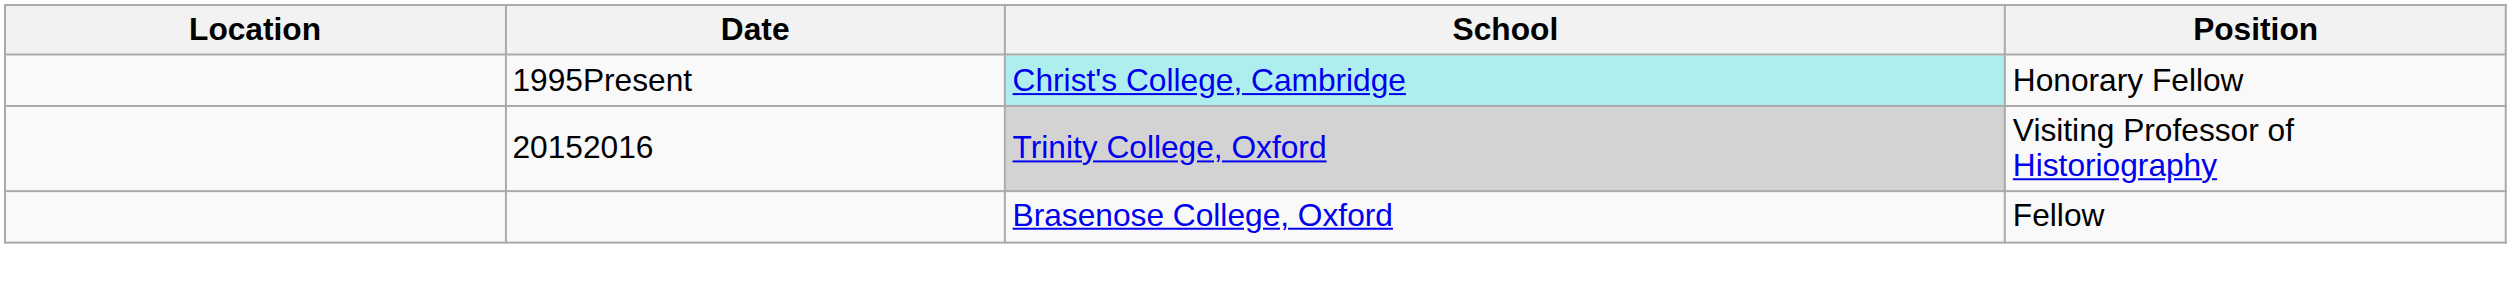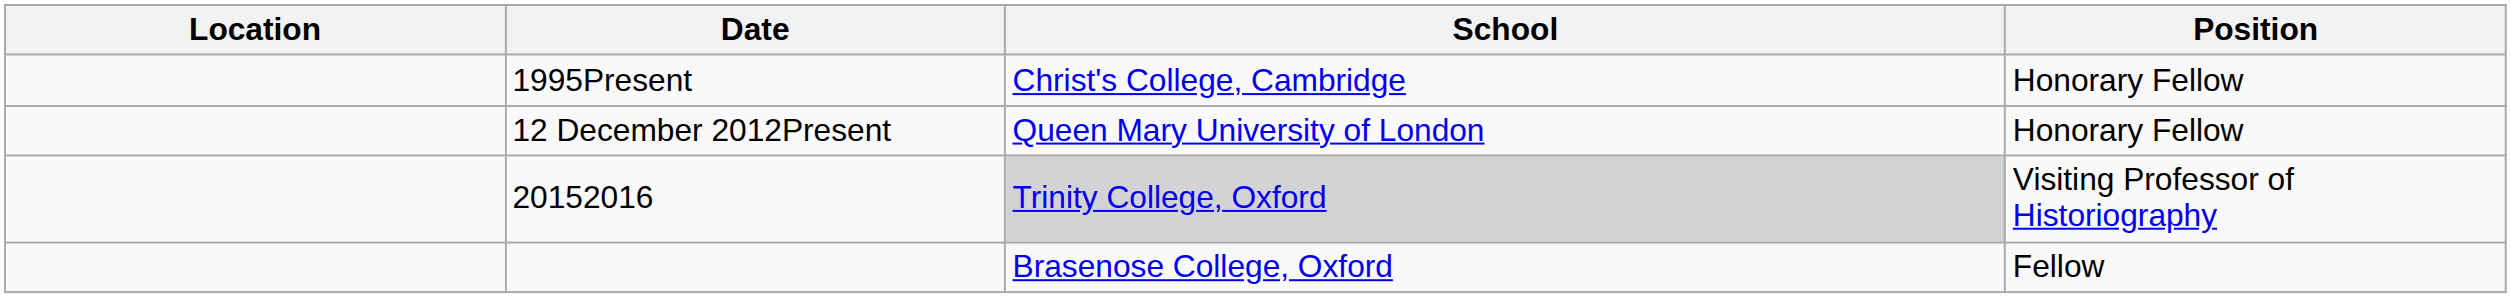(1209, 79) paleturquoise background -> (1209, 79) no background
+ row: (702, 130)
